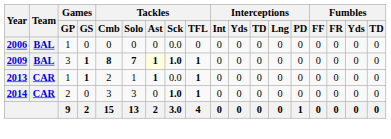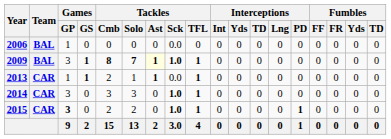(68, 93) 2 -> (68, 93) 3
+ row: (17, 110)
